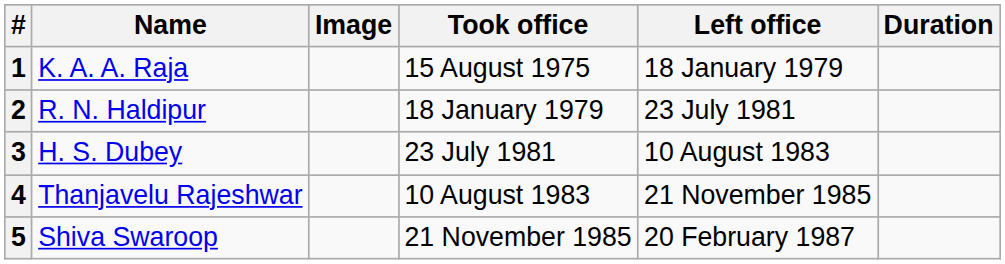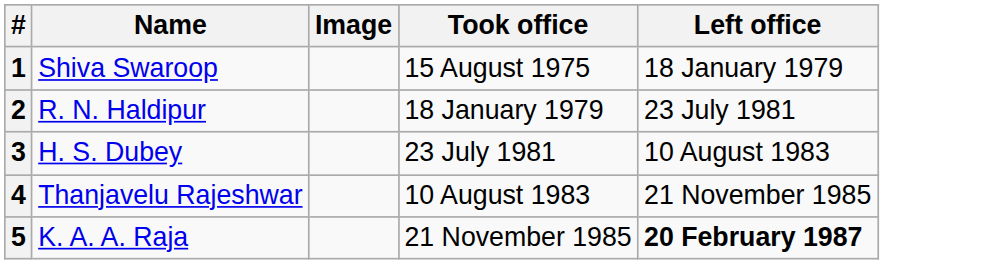- column: (939, 25)
(113, 68) K. A. A. Raja -> (128, 68) Shiva Swaroop
(128, 237) Shiva Swaroop -> (113, 237) K. A. A. Raja
(749, 237) normal -> (753, 237) bold
